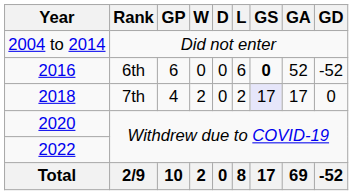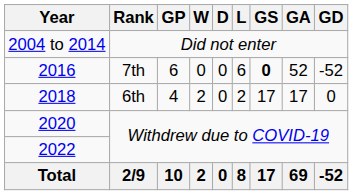(134, 70) 6th -> (134, 70) 7th
(134, 96) 7th -> (134, 96) 6th
(266, 96) lavender background -> (266, 96) no background
